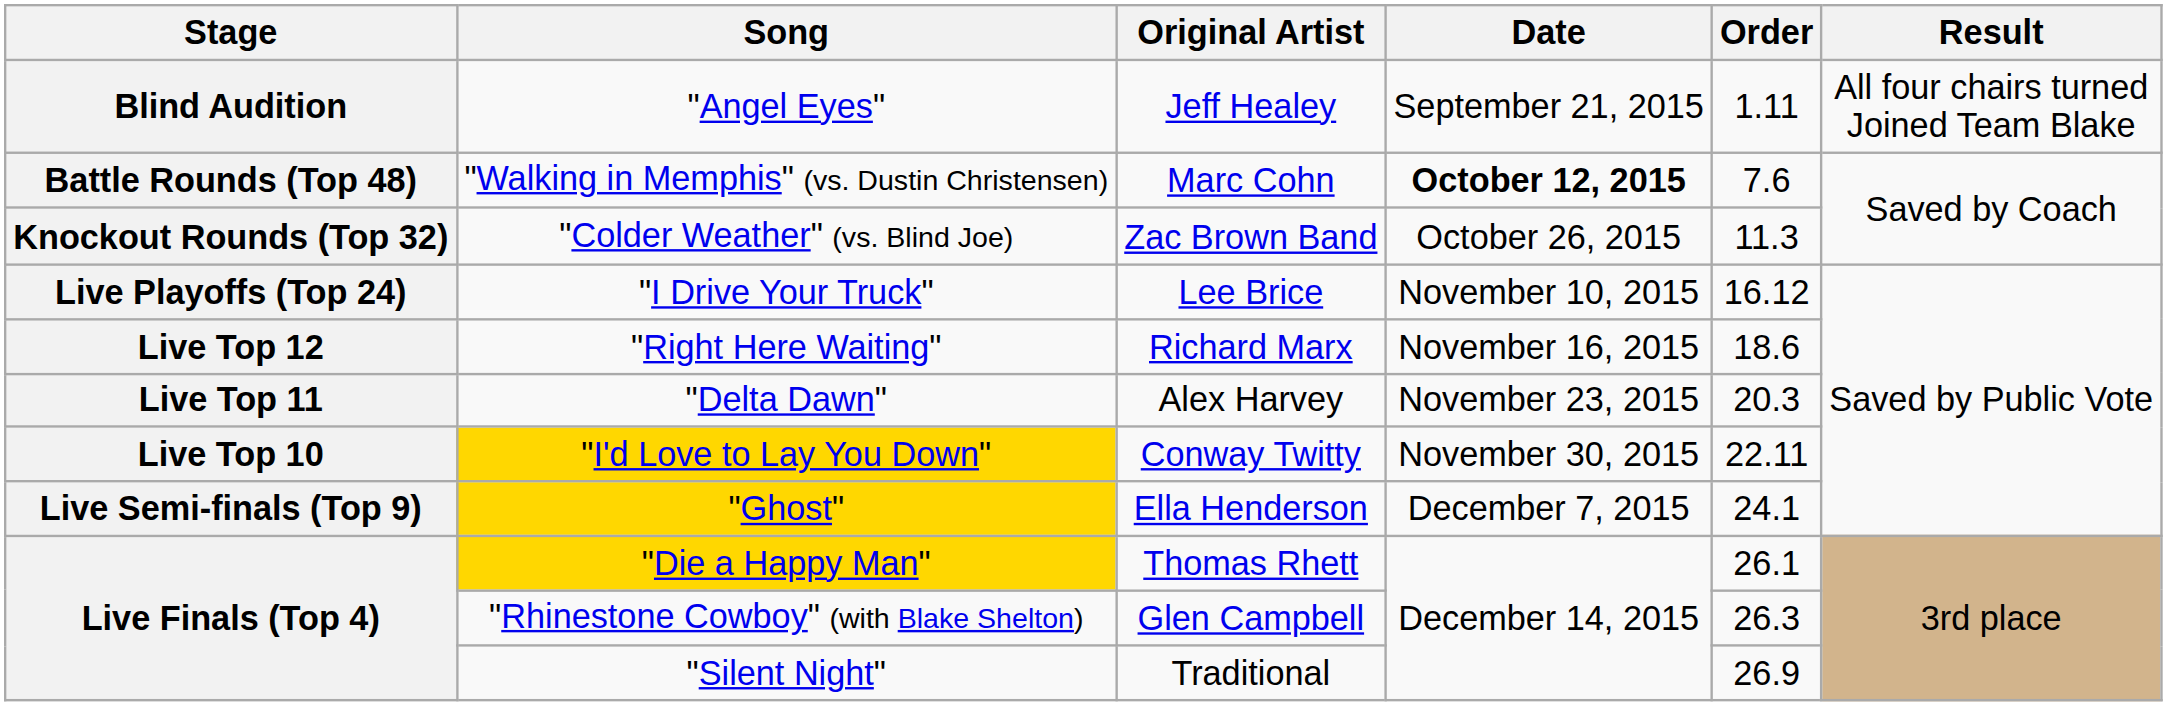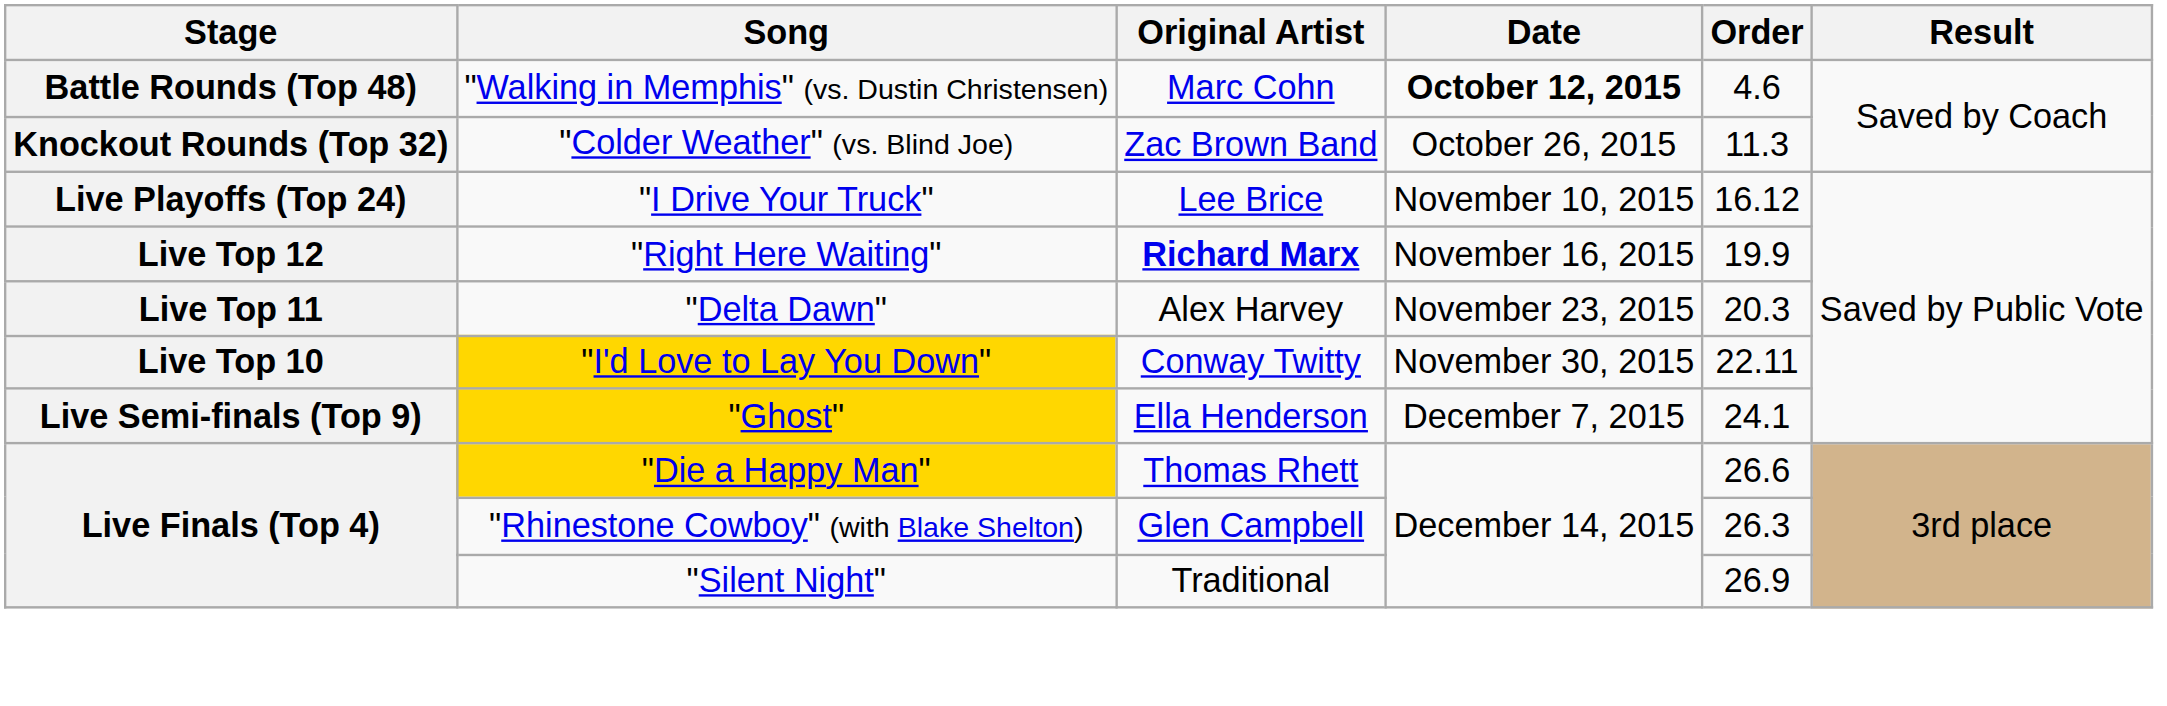- row: (786, 106)
(1767, 180) 7.6 -> (1757, 88) 4.6
(1251, 346) normal -> (1251, 254) bold
(1767, 346) 18.6 -> (1757, 254) 19.9
(1767, 563) 26.1 -> (1757, 471) 26.6
